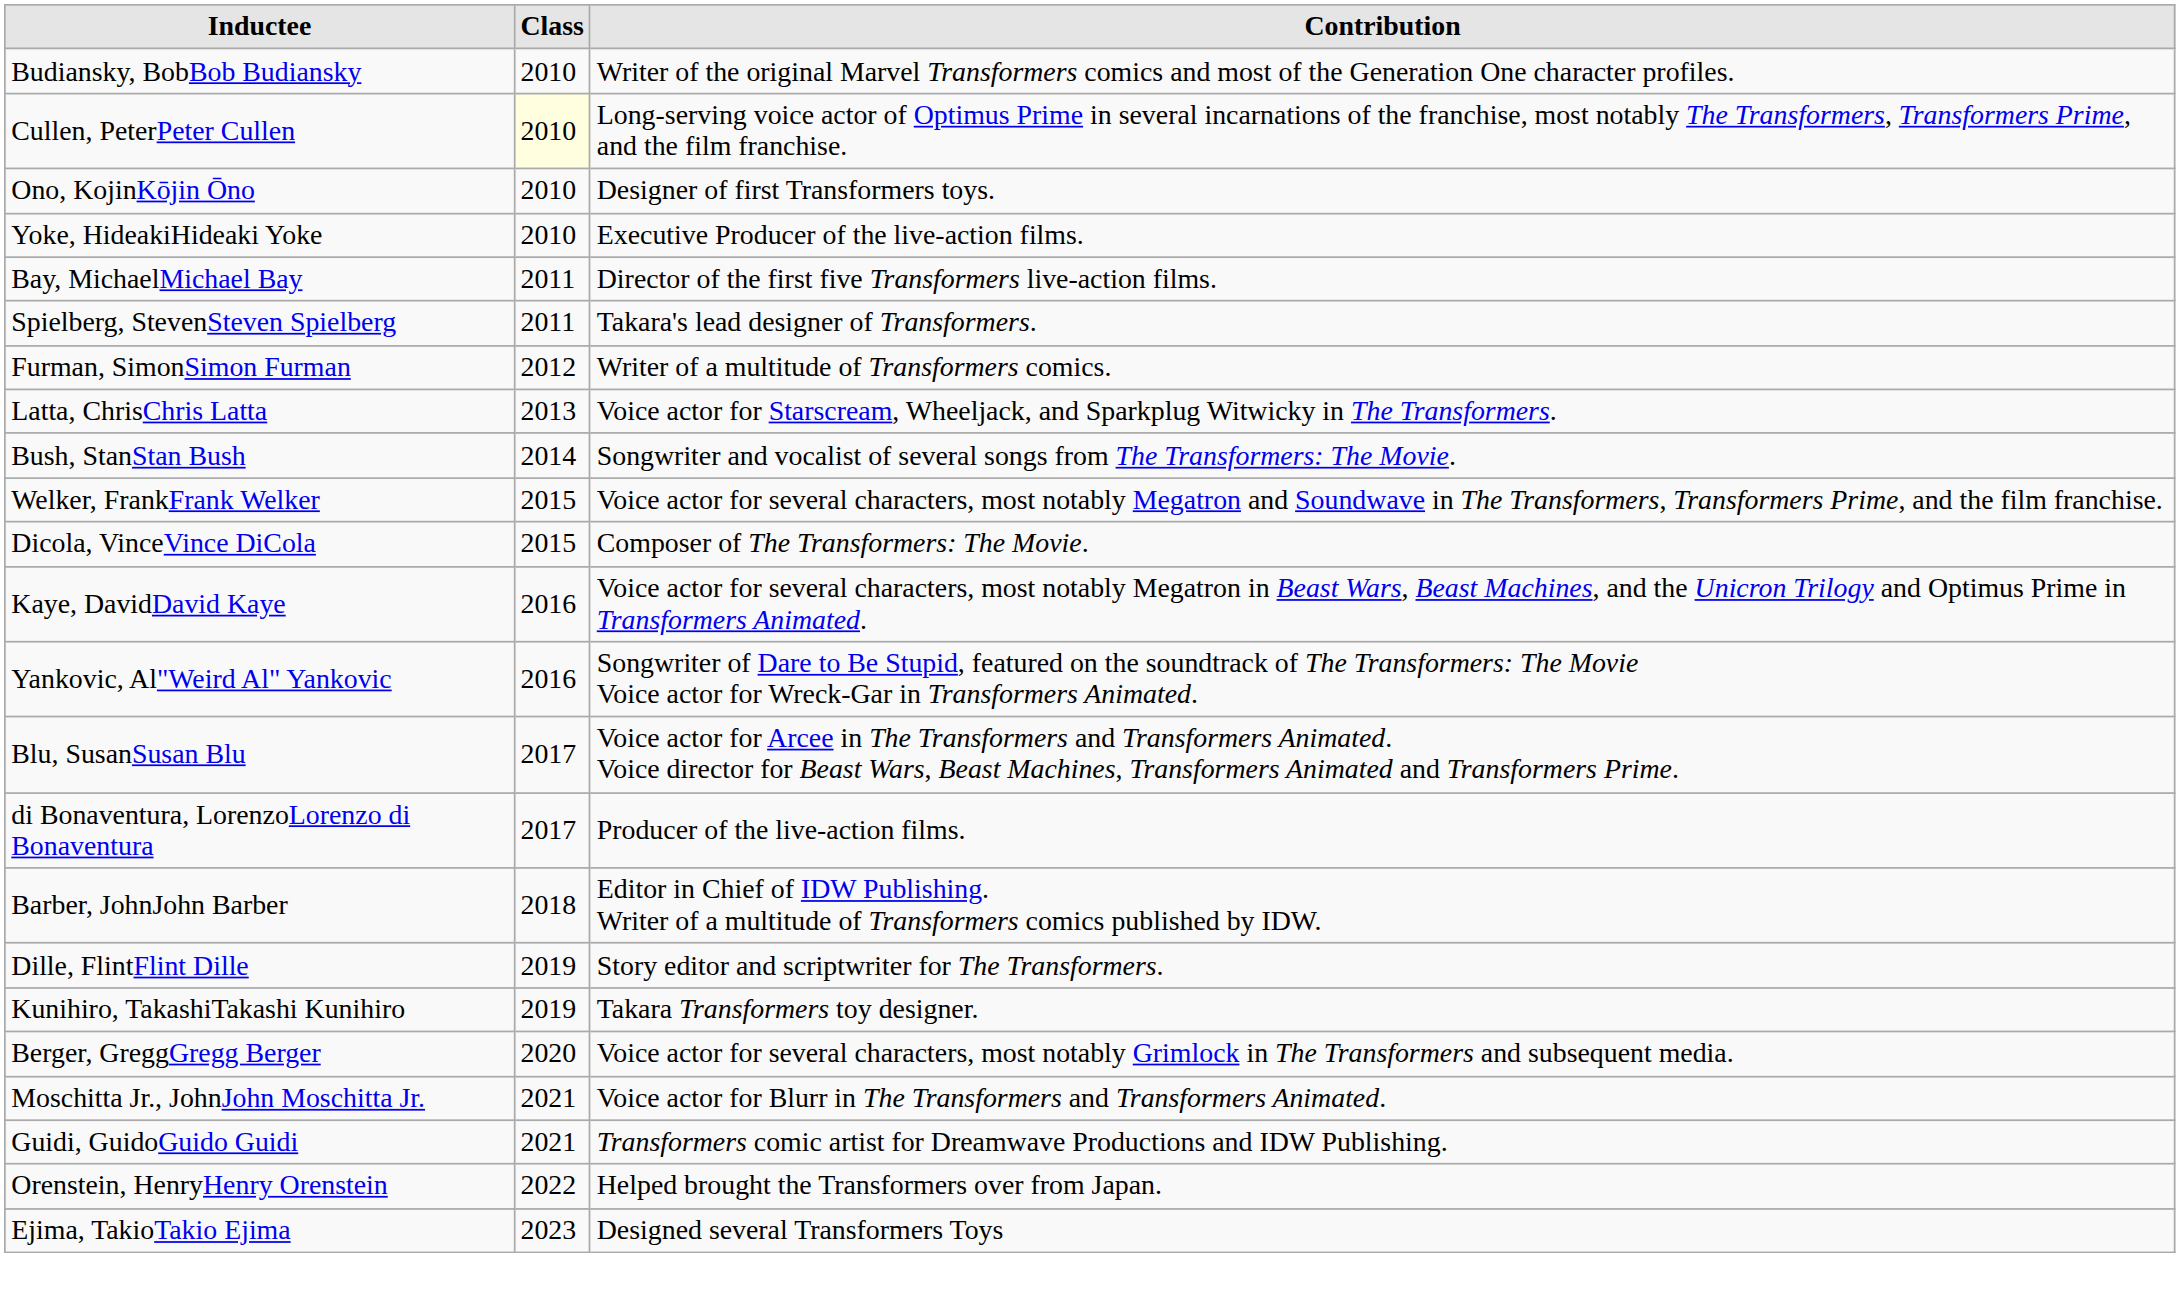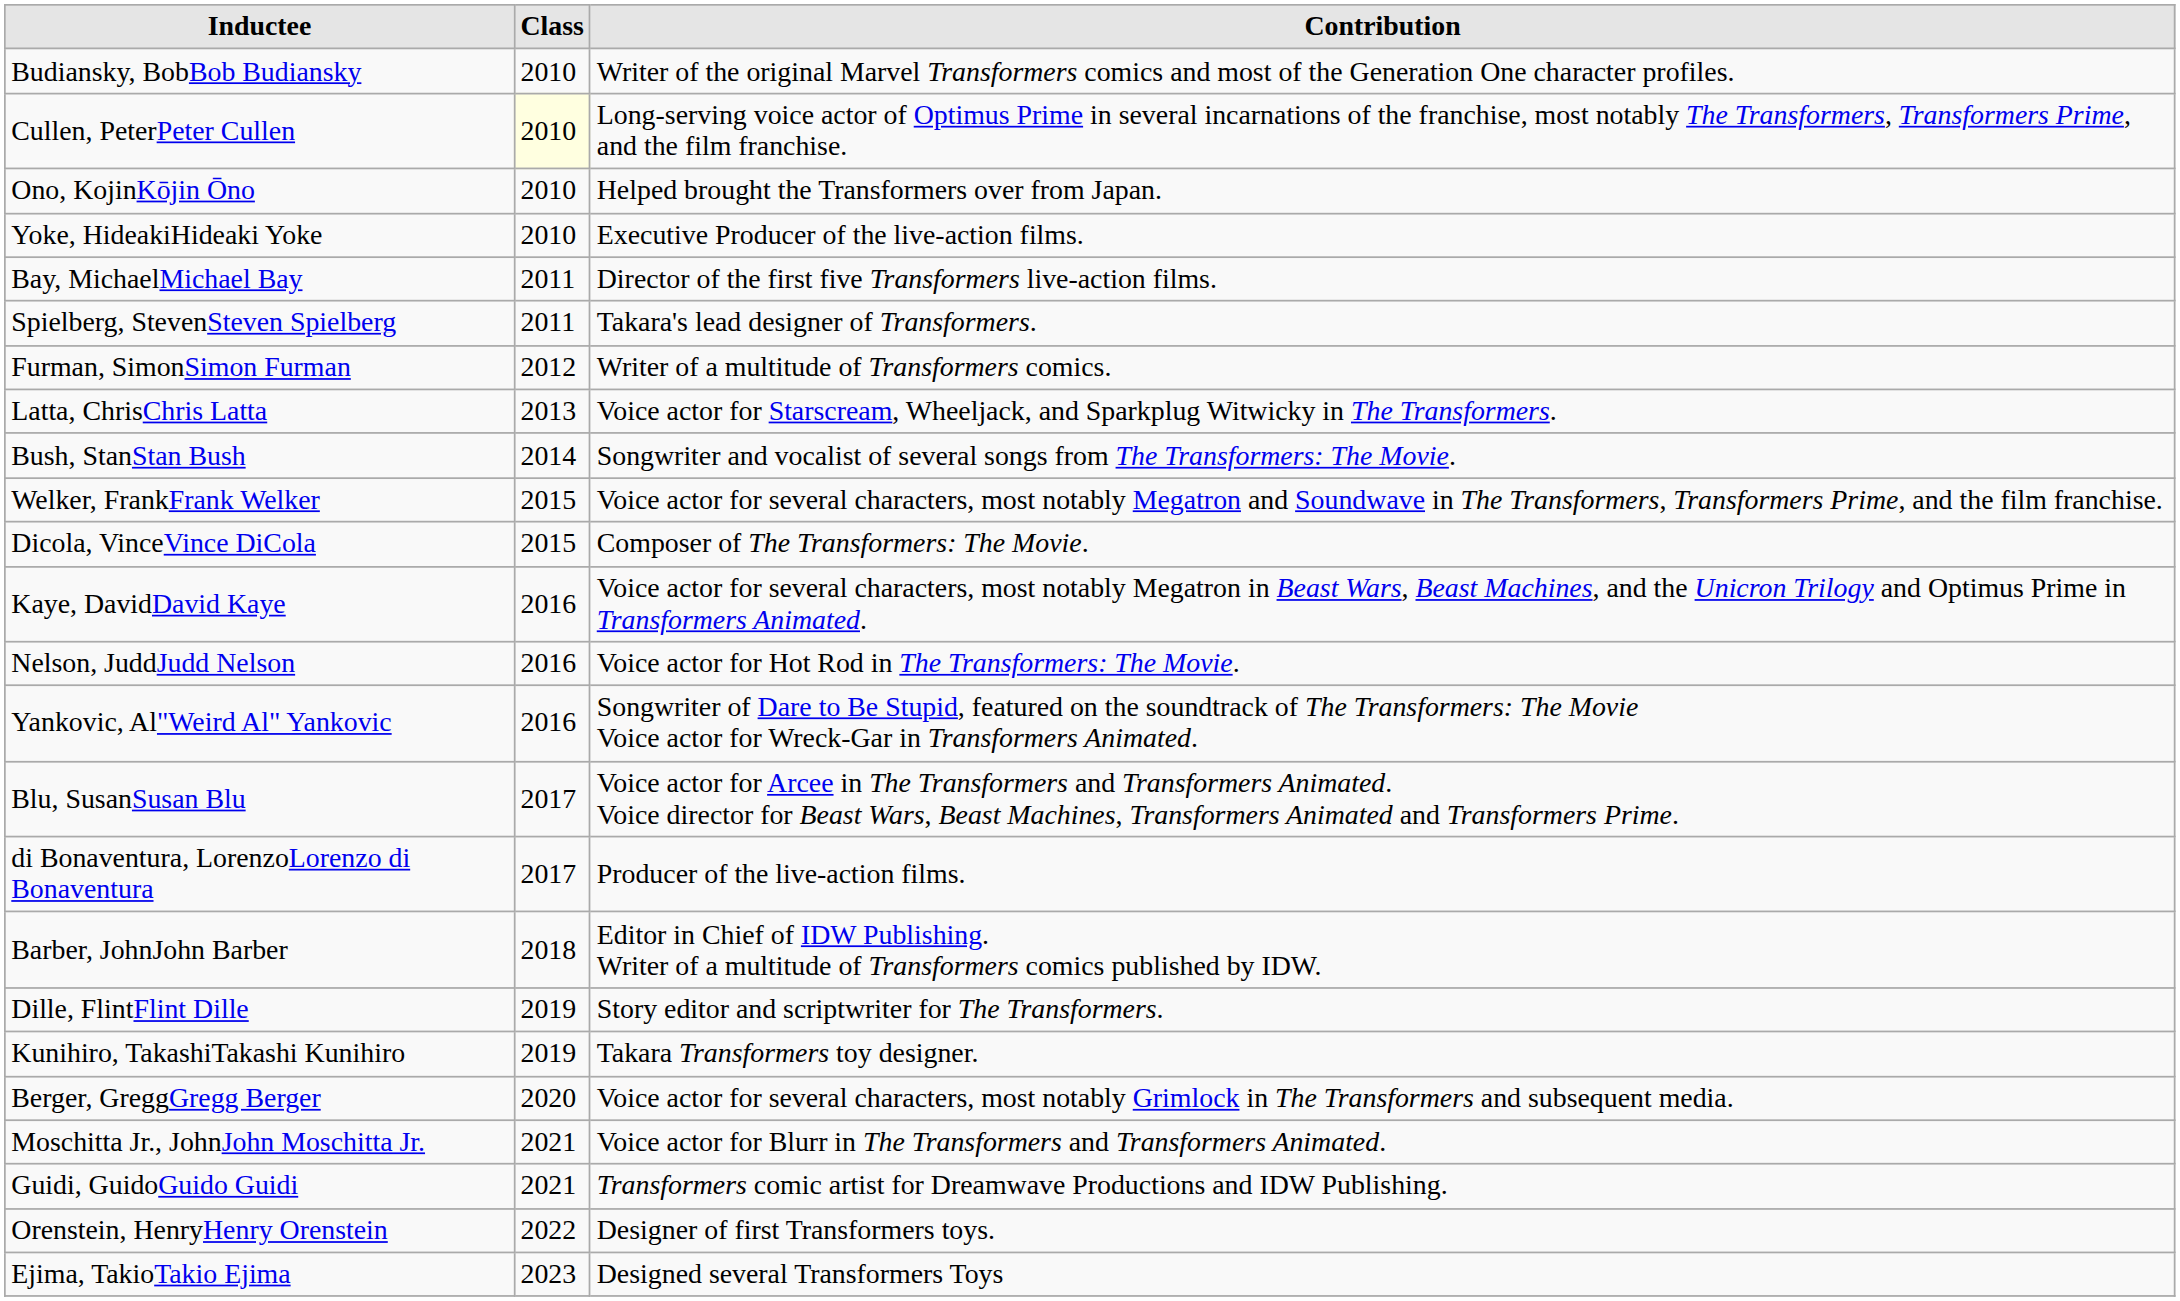(796, 190) Designer of first Transformers toys. -> (879, 190) Helped brought the Transformers over from Japan.
+ row: (153, 663)
(879, 1185) Helped brought the Transformers over from Japan. -> (796, 1230) Designer of first Transformers toys.
